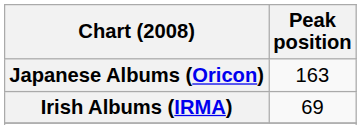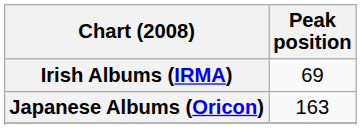rows swapped: (137, 107) <-> (137, 75)
